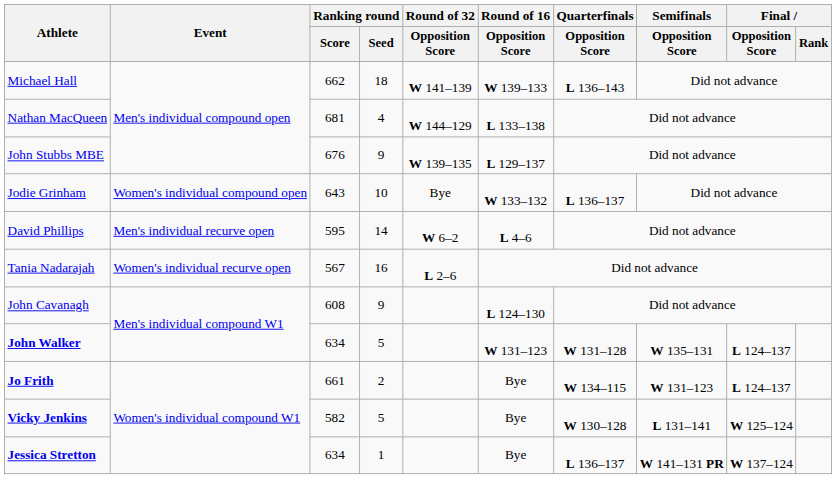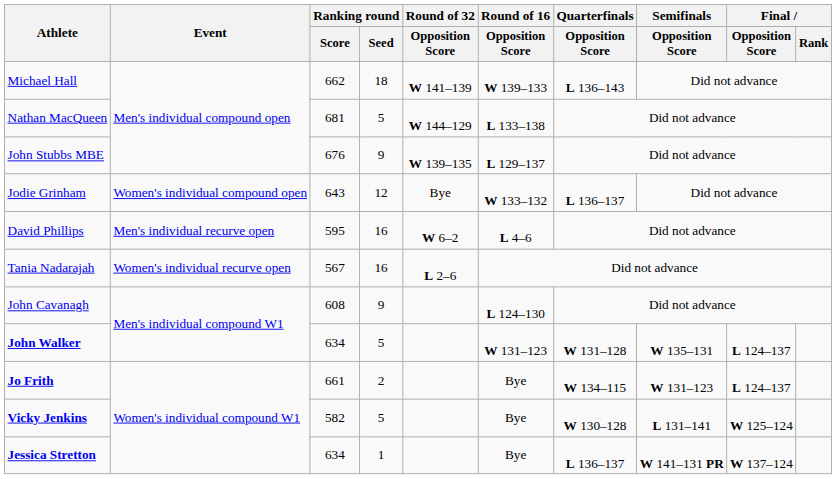(381, 118) 4 -> (381, 118) 5
(381, 193) 10 -> (381, 193) 12
(381, 230) 14 -> (381, 230) 16
